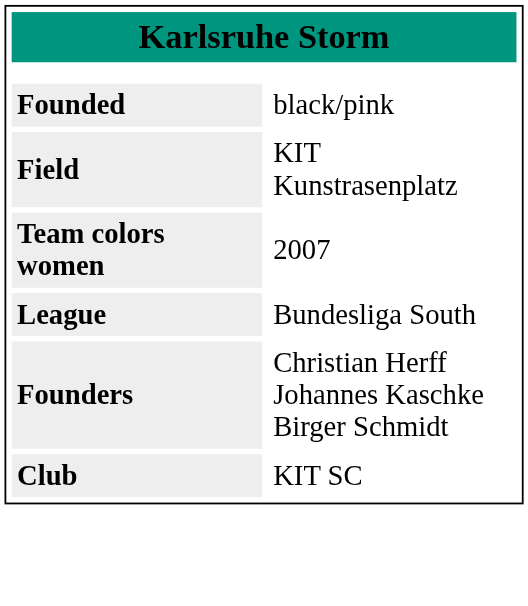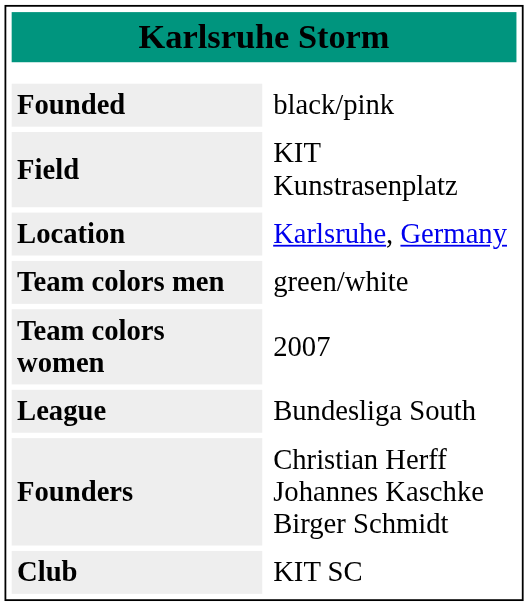+ row: (71, 233)
+ row: (121, 282)
